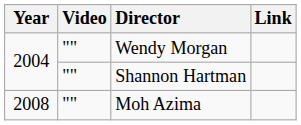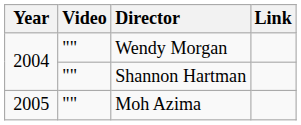(31, 104) 2008 -> (31, 104) 2005
